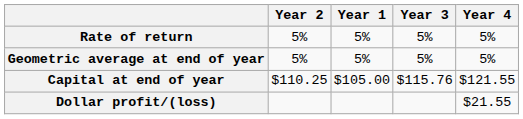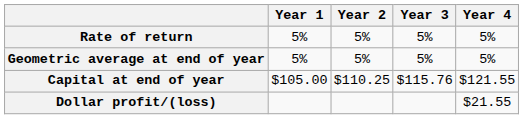columns swapped: (362, 15) <-> (299, 15)
